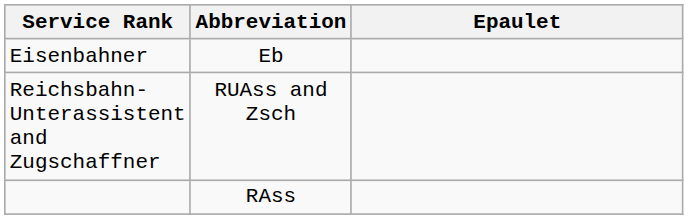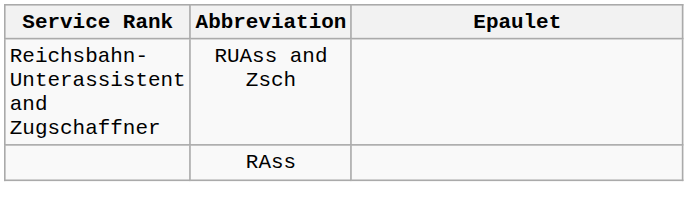- row: (79, 56)
